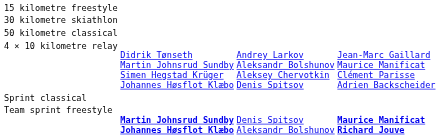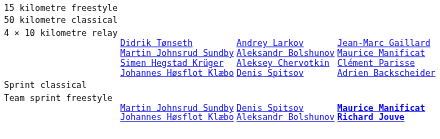- row: (61, 20)
(177, 125) bold -> (177, 113) normal
